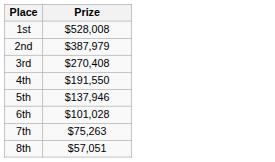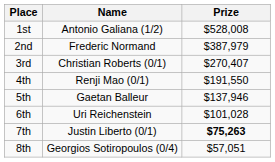+ column: (112, 13)
(87, 64) $270,408 -> (226, 64) $270,407
(87, 132) normal -> (226, 132) bold
